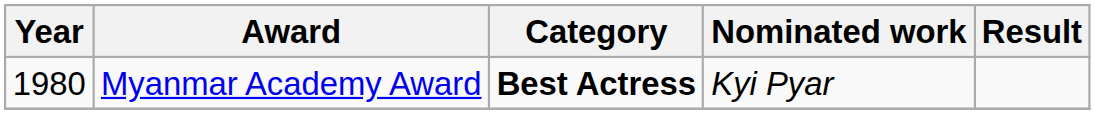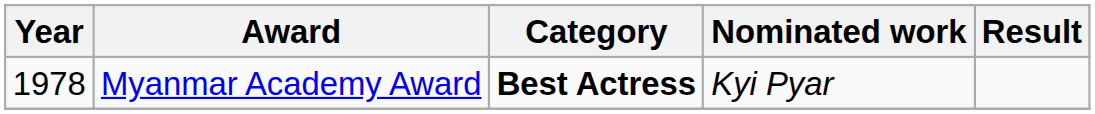(49, 83) 1980 -> (49, 83) 1978
